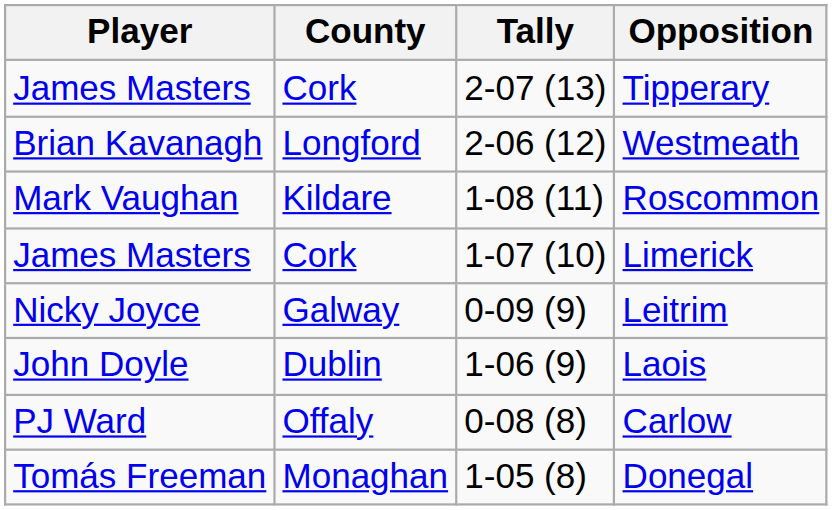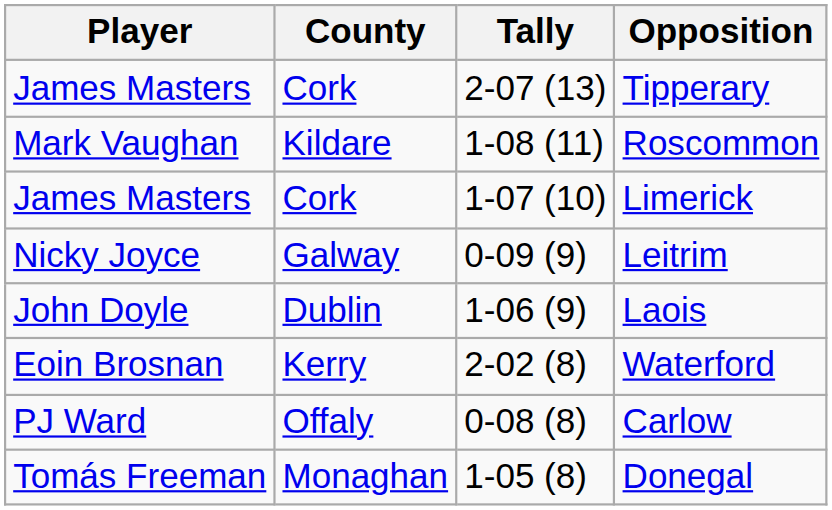- row: (711, 143)
+ row: (699, 365)
